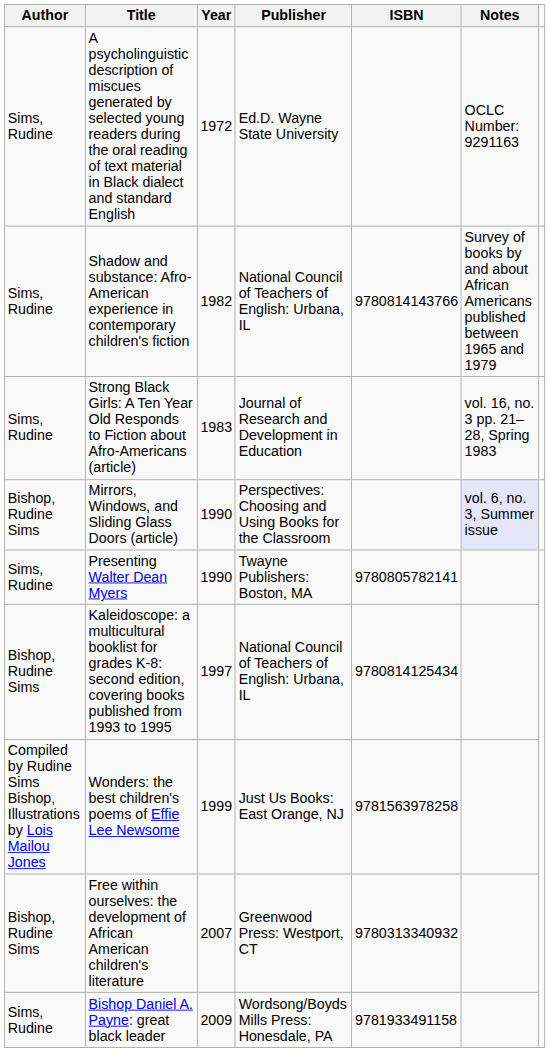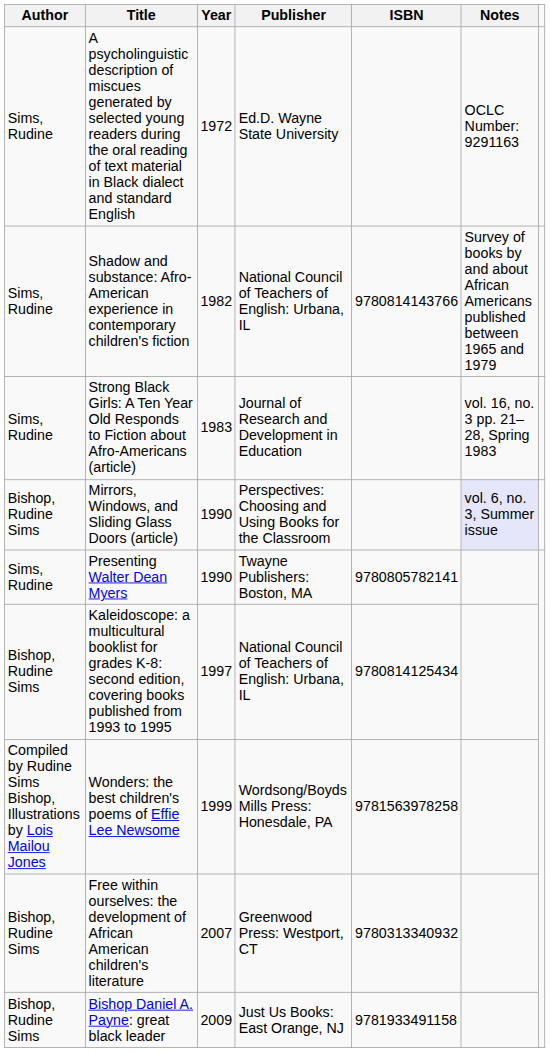(291, 806) Just Us Books: East Orange, NJ -> (293, 806) Wordsong/Boyds Mills Press: Honesdale, PA
(30, 1020) Sims, Rudine -> (31, 1020) Bishop, Rudine Sims
(293, 1020) Wordsong/Boyds Mills Press: Honesdale, PA -> (291, 1020) Just Us Books: East Orange, NJ
